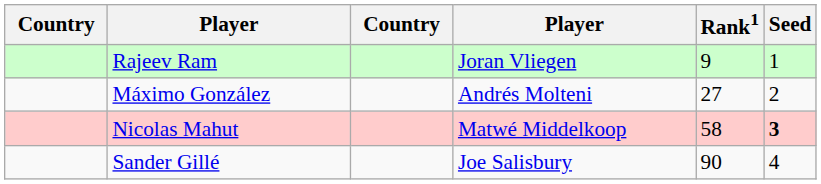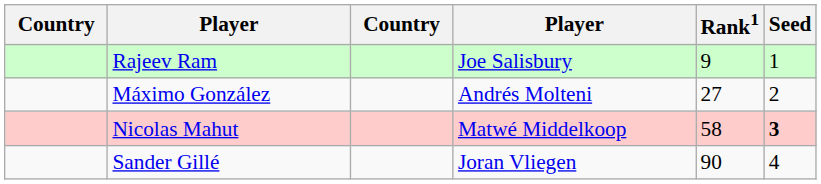(517, 60) Joran Vliegen -> (515, 60) Joe Salisbury
(515, 162) Joe Salisbury -> (517, 162) Joran Vliegen
